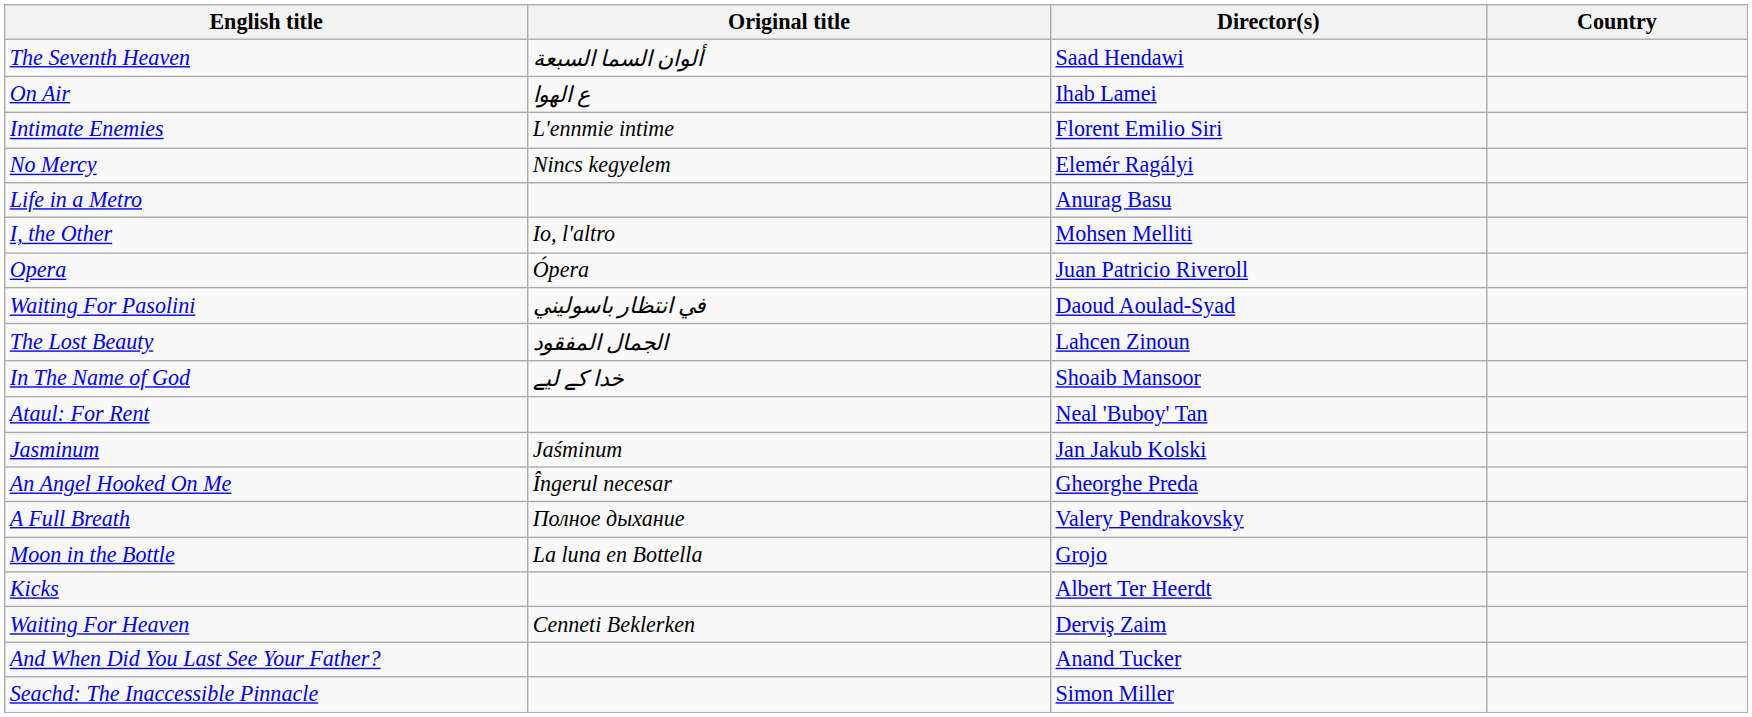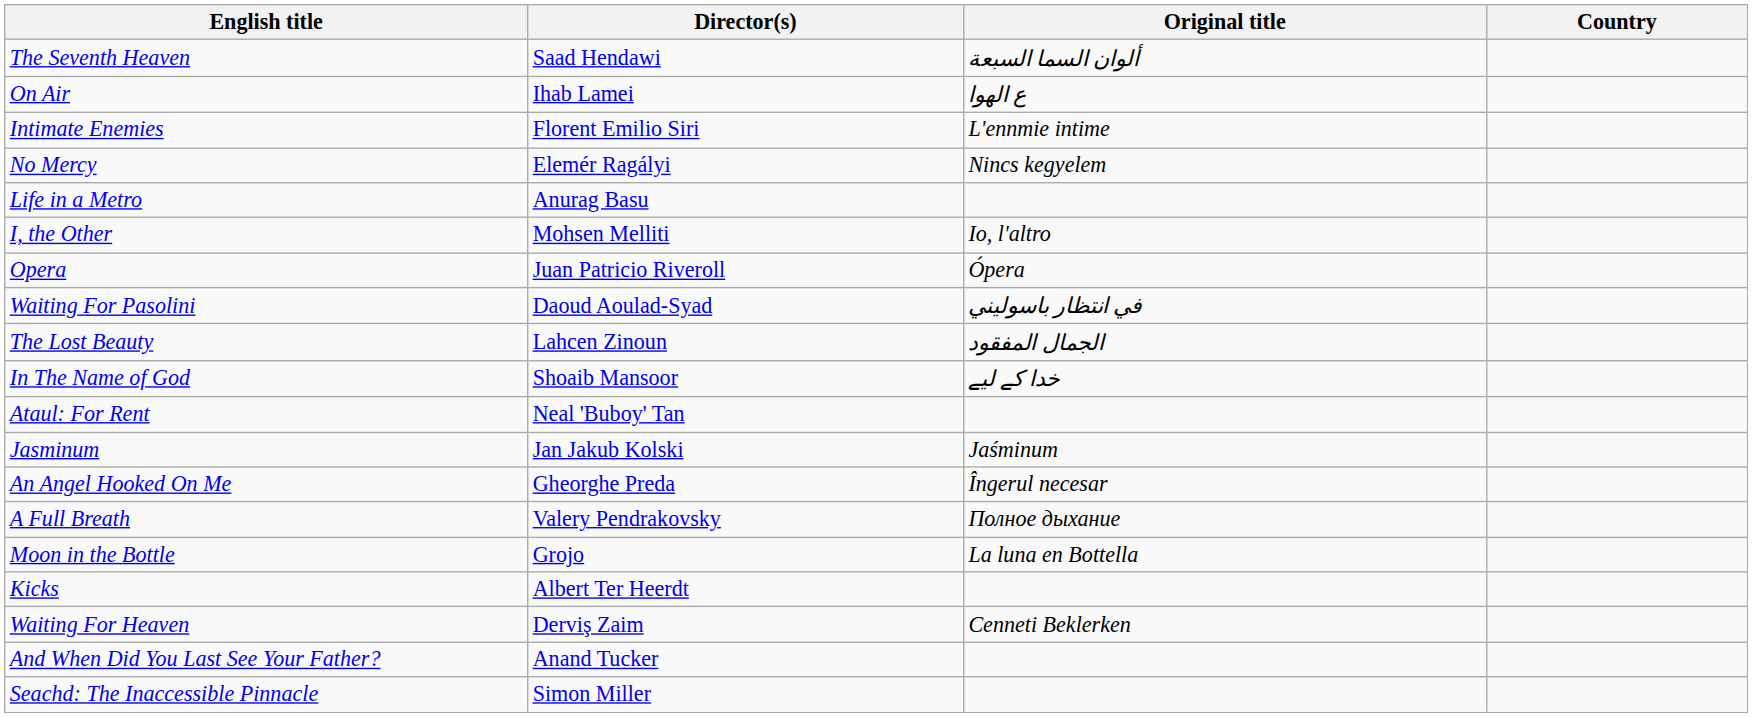columns swapped: (789, 22) <-> (1268, 22)
